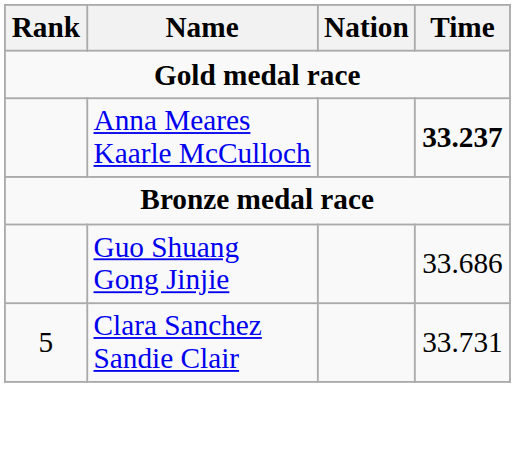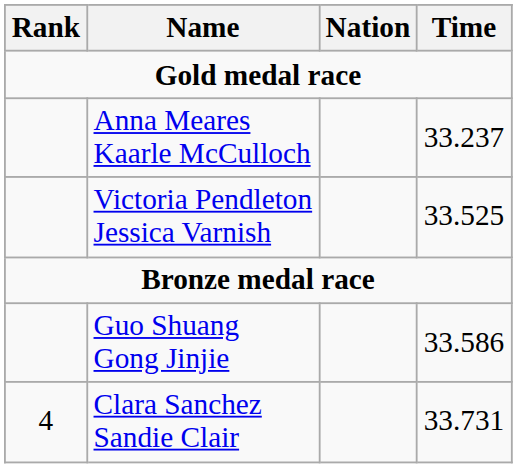(462, 137) bold -> (464, 137) normal
+ row: (203, 216)
(462, 262) 33.686 -> (464, 342) 33.586
(46, 342) 5 -> (46, 421) 4
